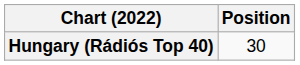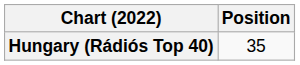(256, 45) 30 -> (256, 45) 35
